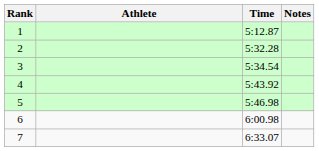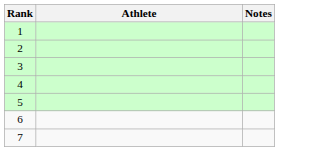- column: (262, 13)
